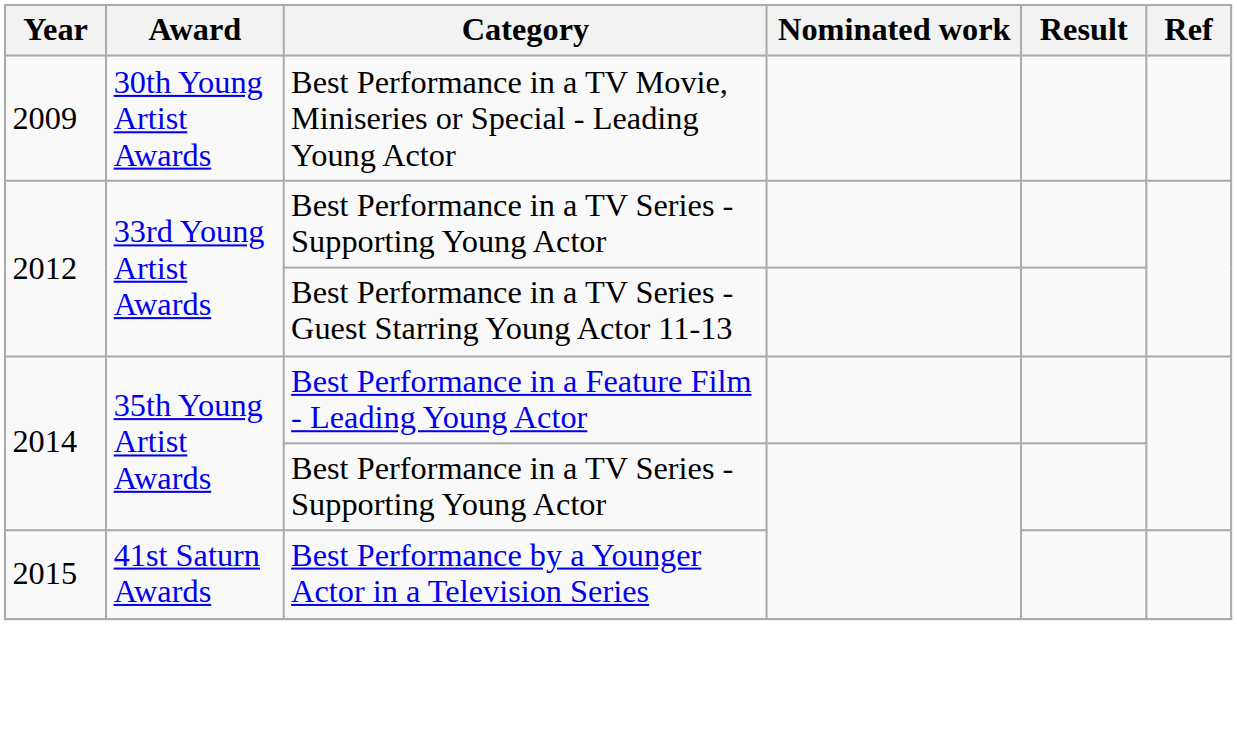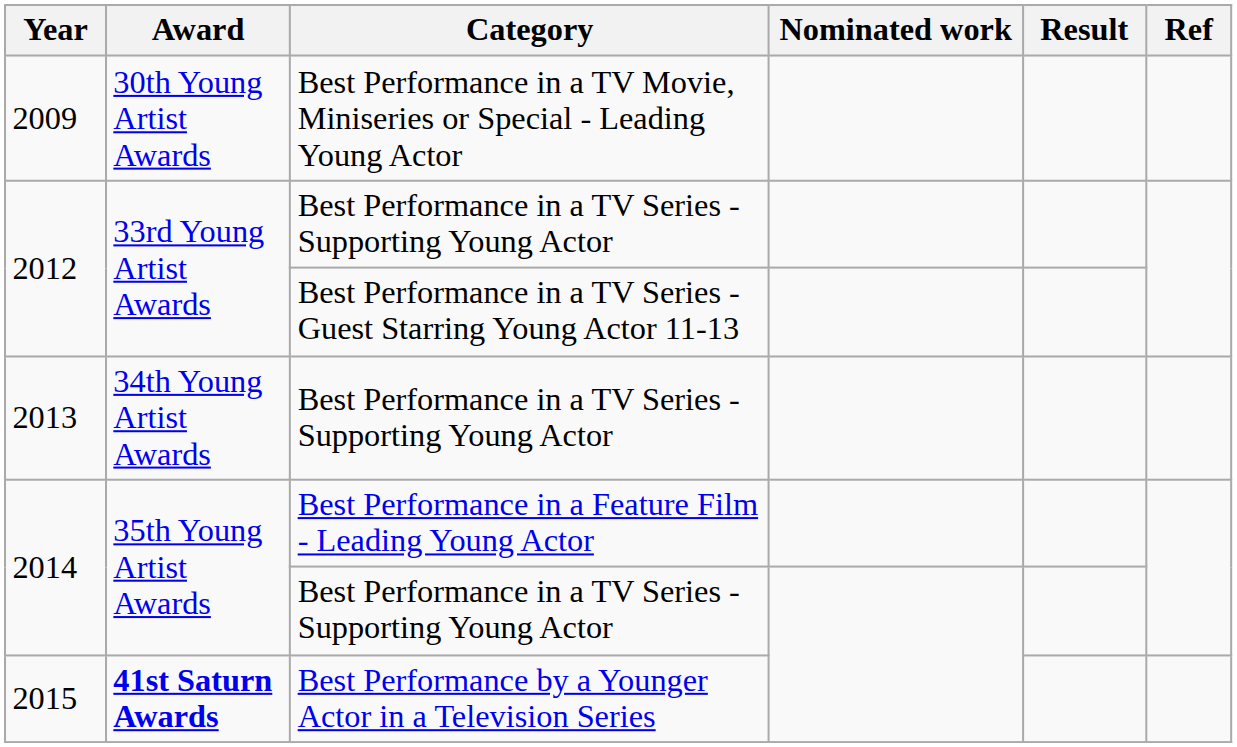+ row: (45, 416)
(187, 574) normal -> (193, 697) bold
